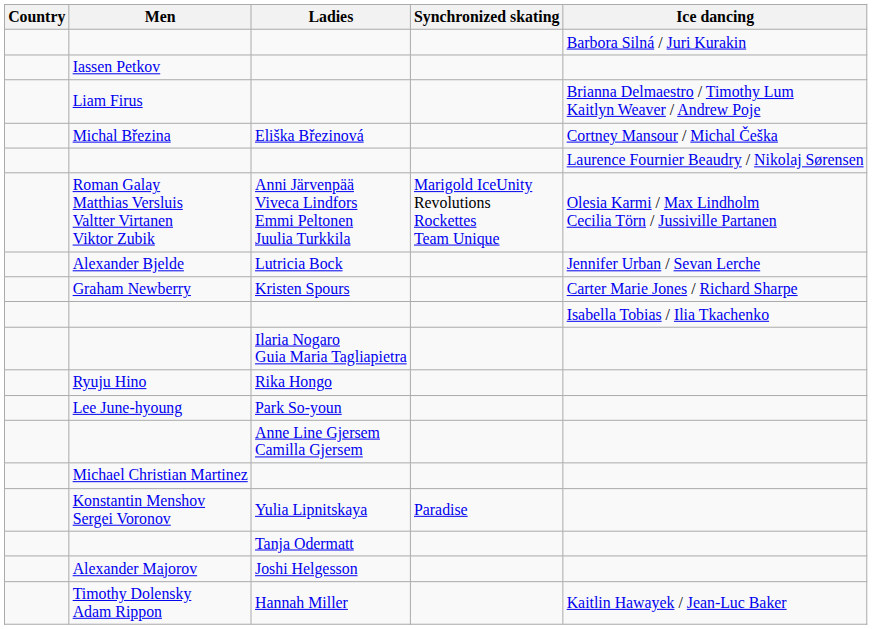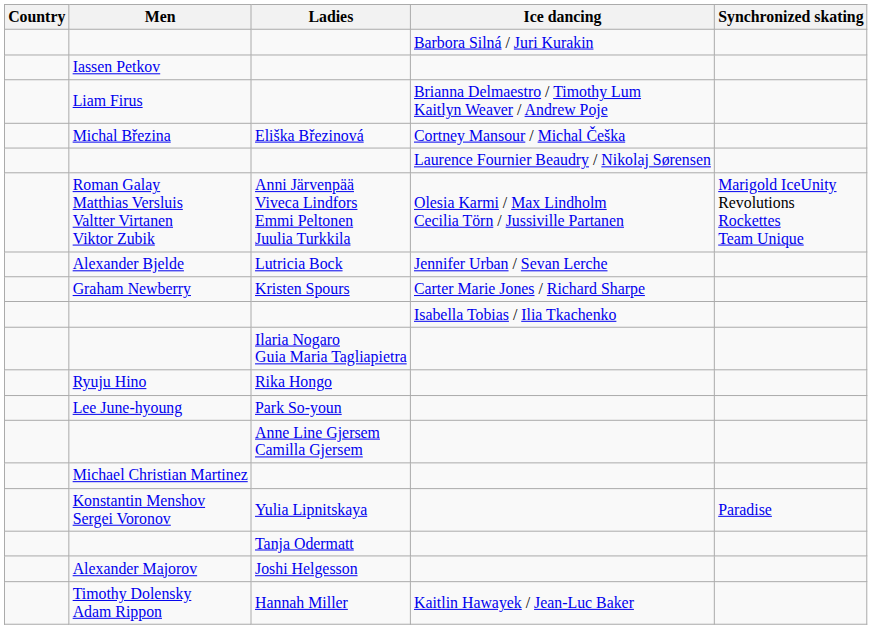columns swapped: (715, 17) <-> (487, 17)
